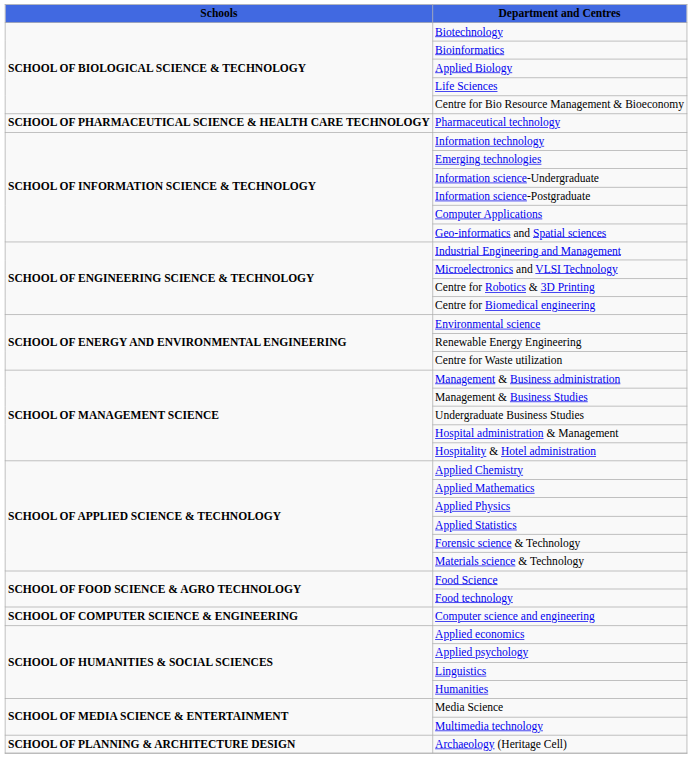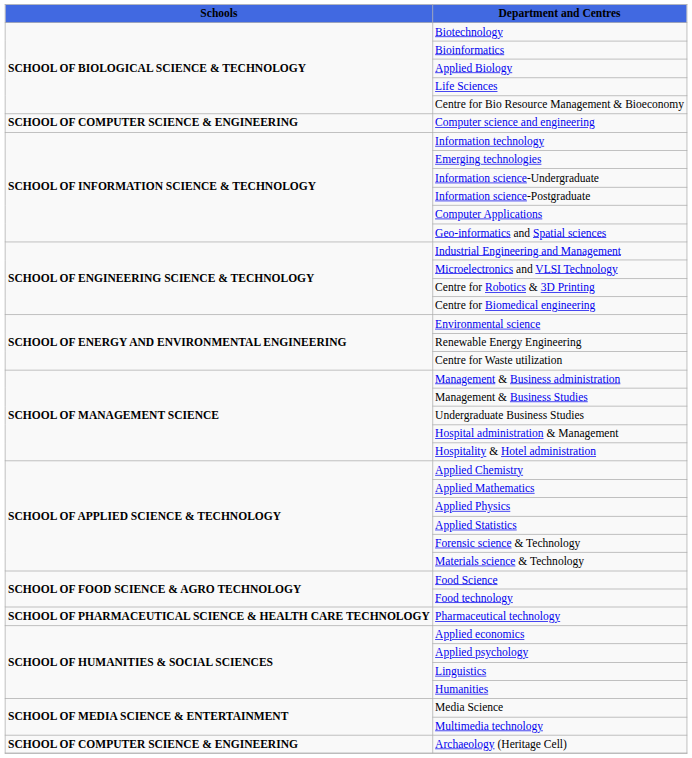rows swapped: (515, 616) <-> (498, 123)
(152, 744) SCHOOL OF PLANNING & ARCHITECTURE DESIGN -> (153, 744) SCHOOL OF COMPUTER SCIENCE & ENGINEERING
